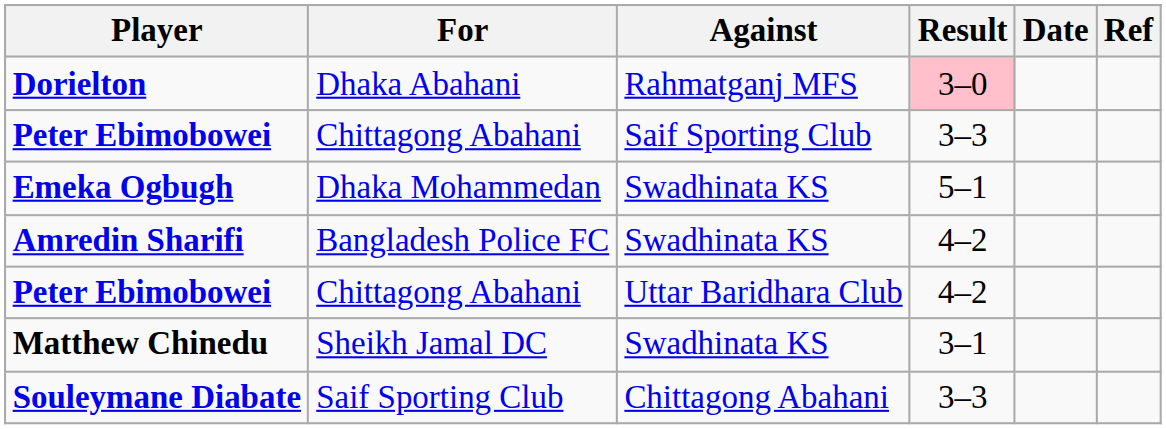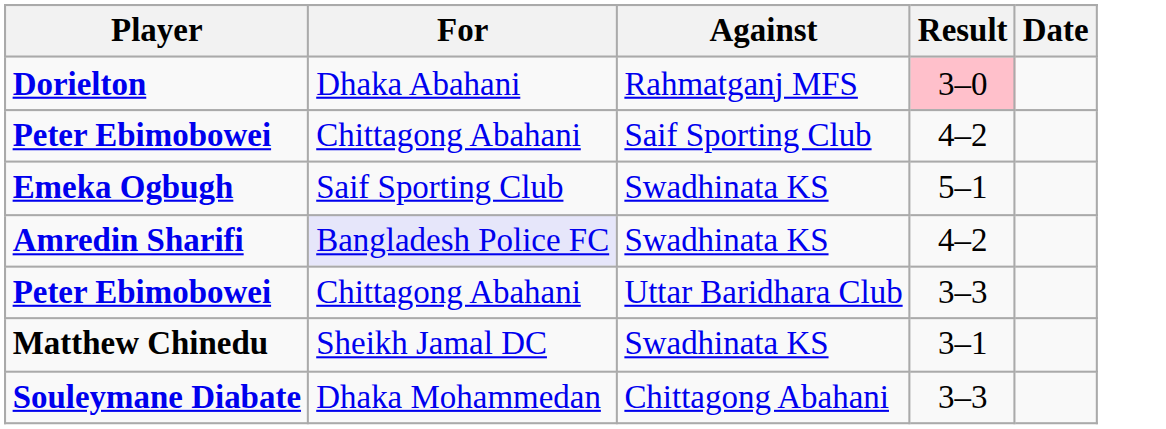- column: (1129, 30)
(963, 135) 3–3 -> (963, 135) 4–2
(459, 187) Dhaka Mohammedan -> (440, 187) Saif Sporting Club
(463, 239) no background -> (463, 239) lavender background
(963, 291) 4–2 -> (963, 291) 3–3
(440, 396) Saif Sporting Club -> (459, 396) Dhaka Mohammedan
